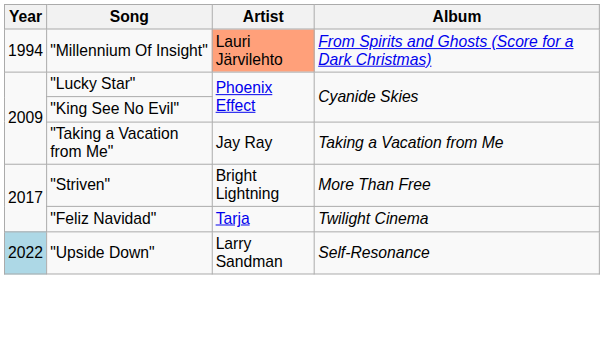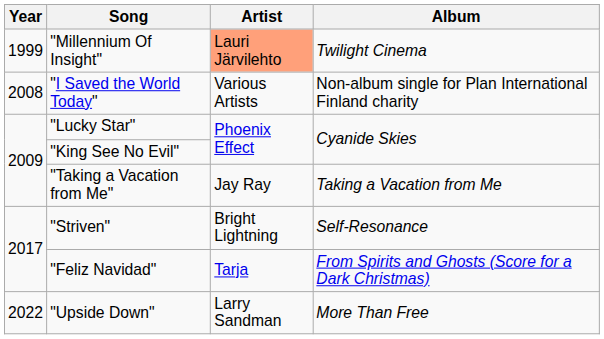(26, 50) 1994 -> (26, 50) 1999
(446, 50) From Spirits and Ghosts (Score for a Dark Christmas) -> (372, 50) Twilight Cinema
+ row: (115, 93)
(374, 185) More Than Free -> (372, 227) Self-Resonance
(373, 219) Twilight Cinema -> (444, 270) From Spirits and Ghosts (Score for a Dark Christmas)
(26, 252) lightblue background -> (26, 312) no background
(374, 252) Self-Resonance -> (373, 312) More Than Free
